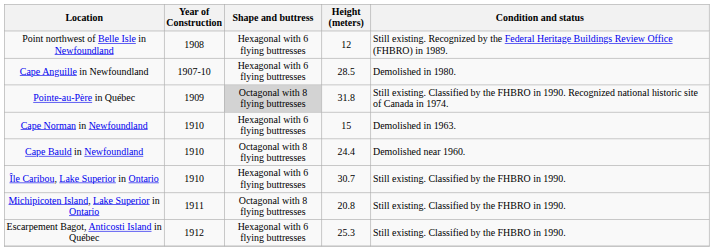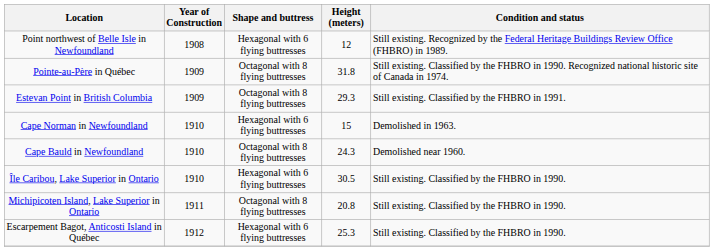- row: (84, 71)
(273, 98) lightgrey background -> (273, 71) no background
+ row: (84, 98)
(346, 152) 24.4 -> (346, 152) 24.3
(346, 179) 30.7 -> (346, 179) 30.5
